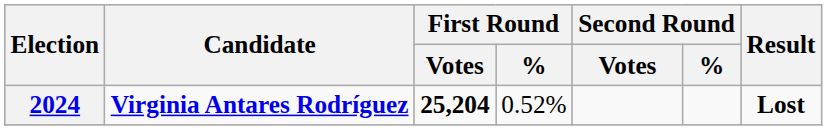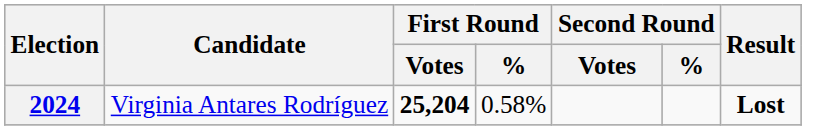(260, 104) bold -> (249, 104) normal
(534, 104) 0.52% -> (514, 104) 0.58%
